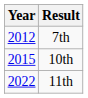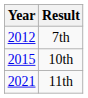(22, 81) 2022 -> (22, 81) 2021
